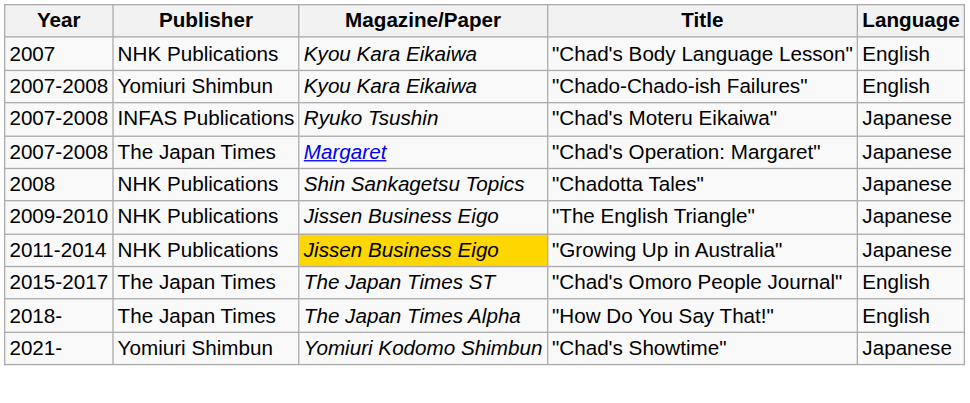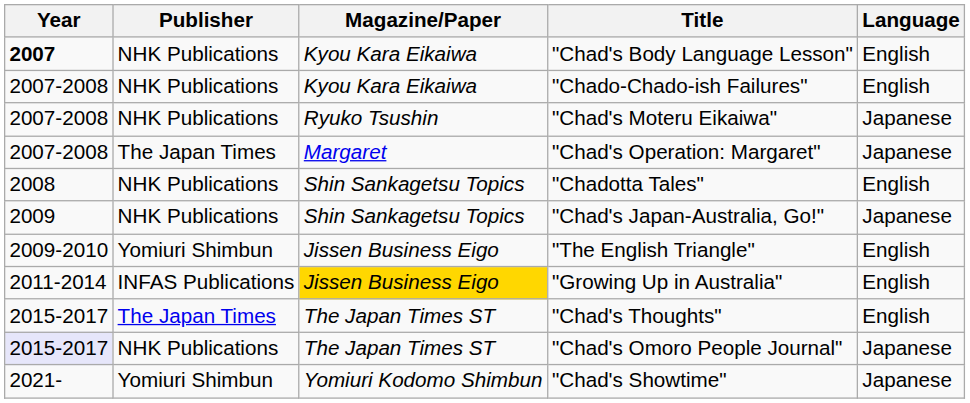(32, 53) normal -> (32, 53) bold
(195, 86) Yomiuri Shimbun -> (198, 86) NHK Publications
(206, 119) INFAS Publications -> (198, 119) NHK Publications
(907, 184) Japanese -> (896, 184) English
+ row: (688, 217)
(198, 217) NHK Publications -> (195, 250) Yomiuri Shimbun
(907, 217) Japanese -> (896, 250) English
(198, 250) NHK Publications -> (206, 282) INFAS Publications
(907, 250) Japanese -> (896, 282) English
+ row: (637, 315)
(59, 282) no background -> (59, 348) lavender background
(197, 282) The Japan Times -> (198, 348) NHK Publications
(896, 282) English -> (907, 348) Japanese
- row: (663, 315)
